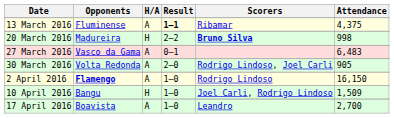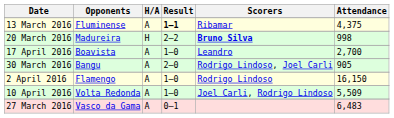rows swapped: (39, 52) <-> (39, 106)
(108, 65) Volta Redonda -> (88, 65) Bangu
(95, 79) bold -> (95, 79) normal
(88, 92) Bangu -> (108, 92) Volta Redonda
(147, 92) H -> (147, 92) A
(349, 92) 1,509 -> (349, 92) 5,509
